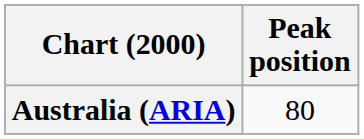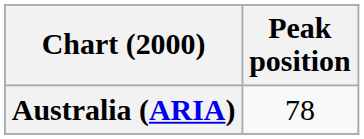(300, 109) 80 -> (300, 109) 78
